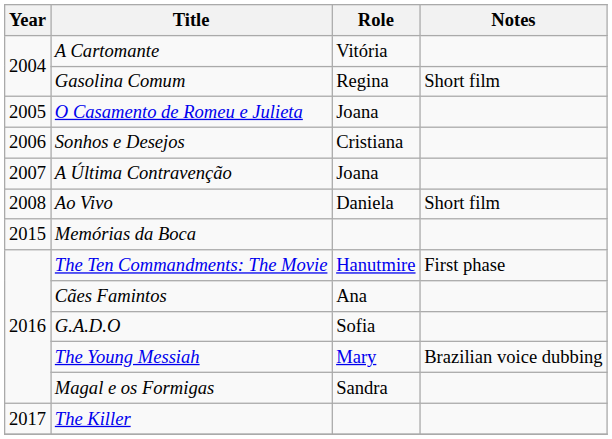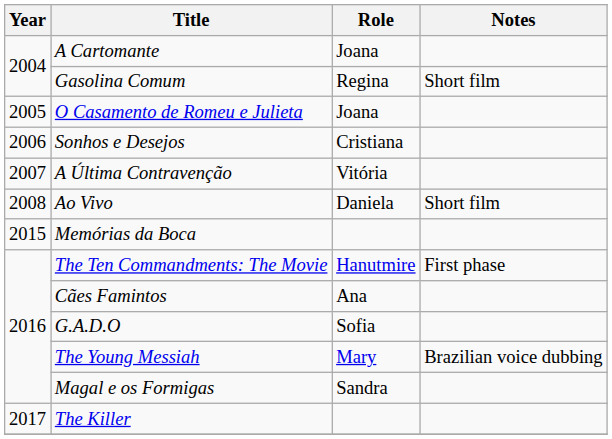(362, 50) Vitória -> (357, 50) Joana
(357, 173) Joana -> (362, 173) Vitória
